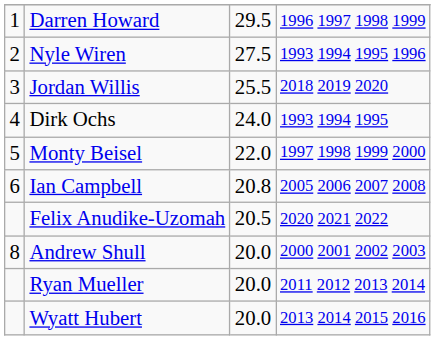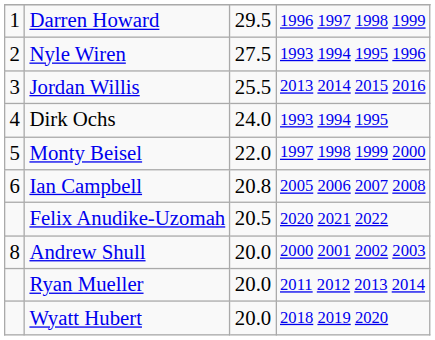(334, 86) 2018 2019 2020 -> (353, 86) 2013 2014 2015 2016
(353, 317) 2013 2014 2015 2016 -> (334, 317) 2018 2019 2020
